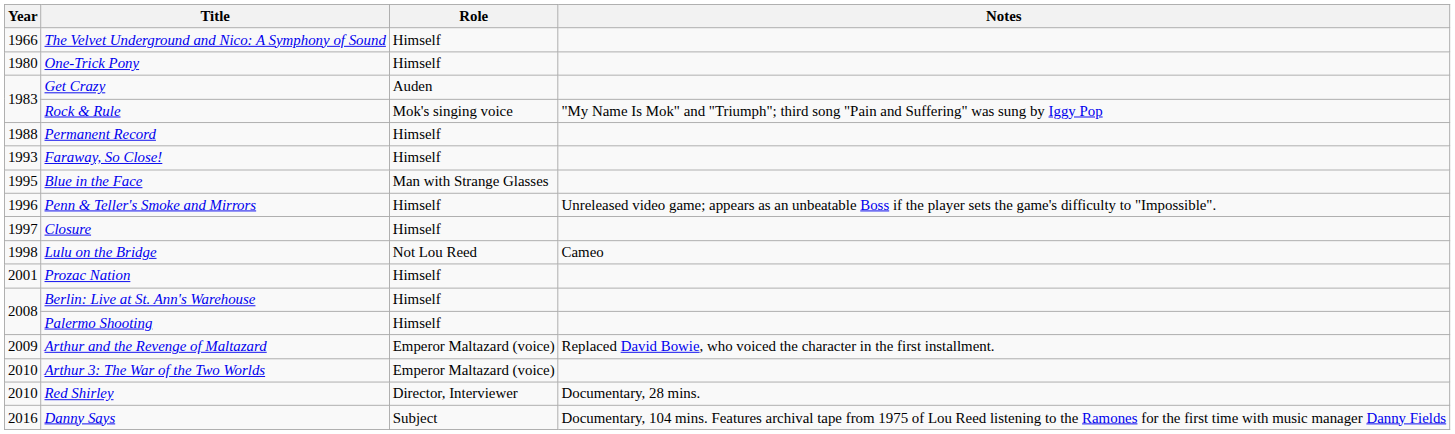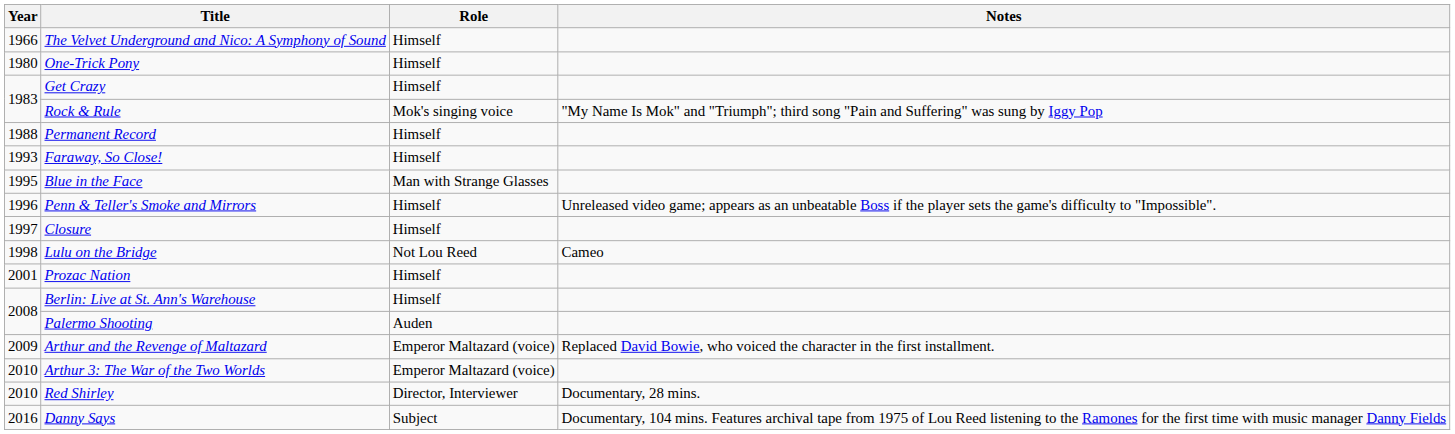(413, 87) Auden -> (417, 87) Himself
(417, 323) Himself -> (413, 323) Auden
